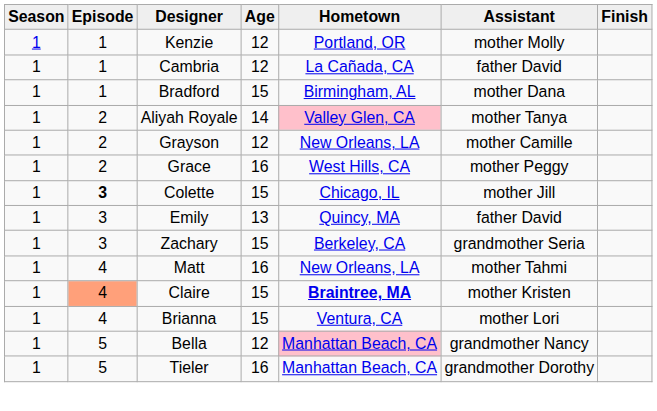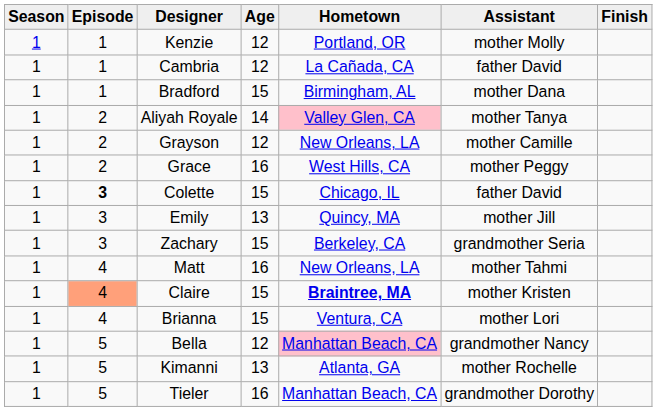(519, 192) mother Jill -> (519, 192) father David
(519, 218) father David -> (519, 218) mother Jill
+ row: (189, 368)
